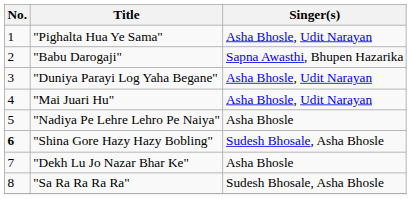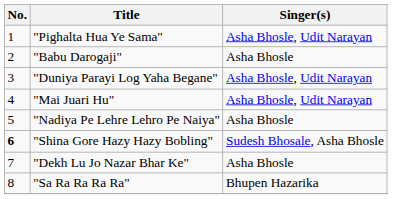(315, 57) Sapna Awasthi, Bhupen Hazarika -> (260, 57) Asha Bhosle
(305, 183) Sudesh Bhosale, Asha Bhosle -> (272, 183) Bhupen Hazarika
